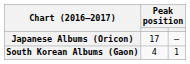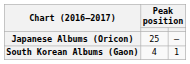(154, 39) 17 -> (154, 39) 25
